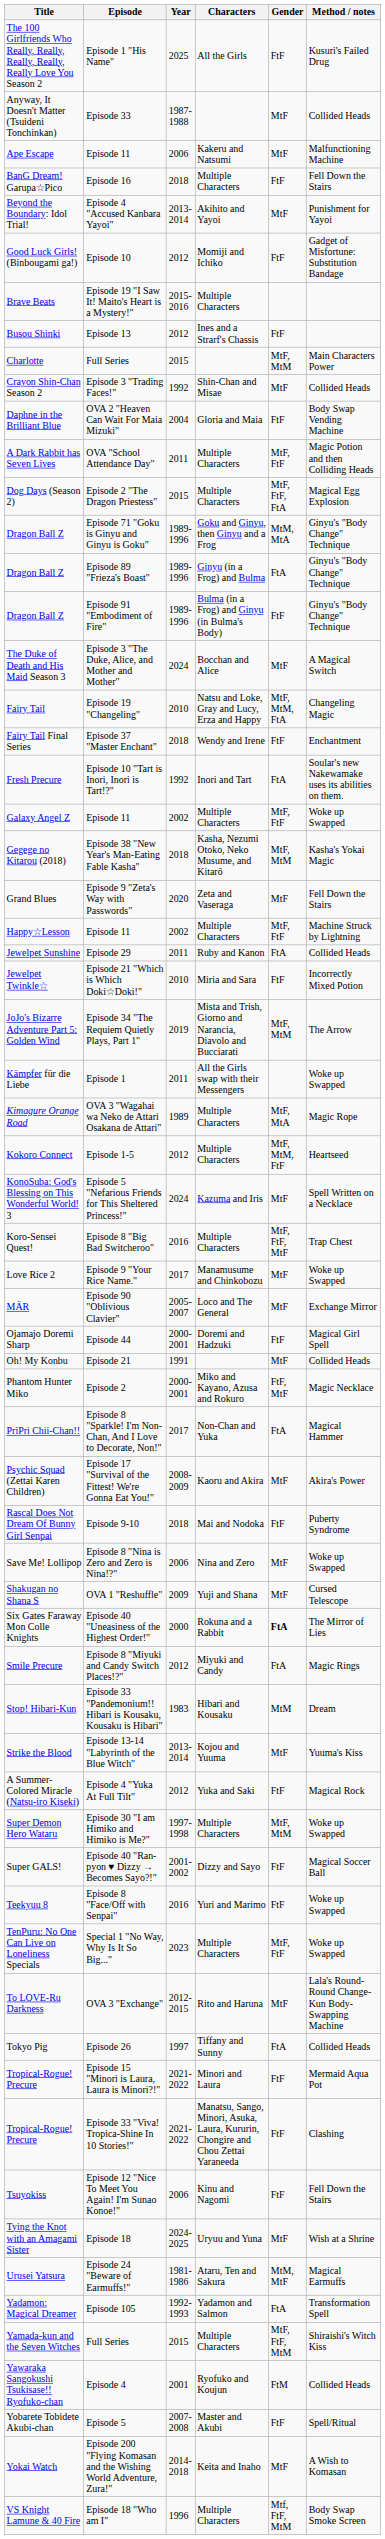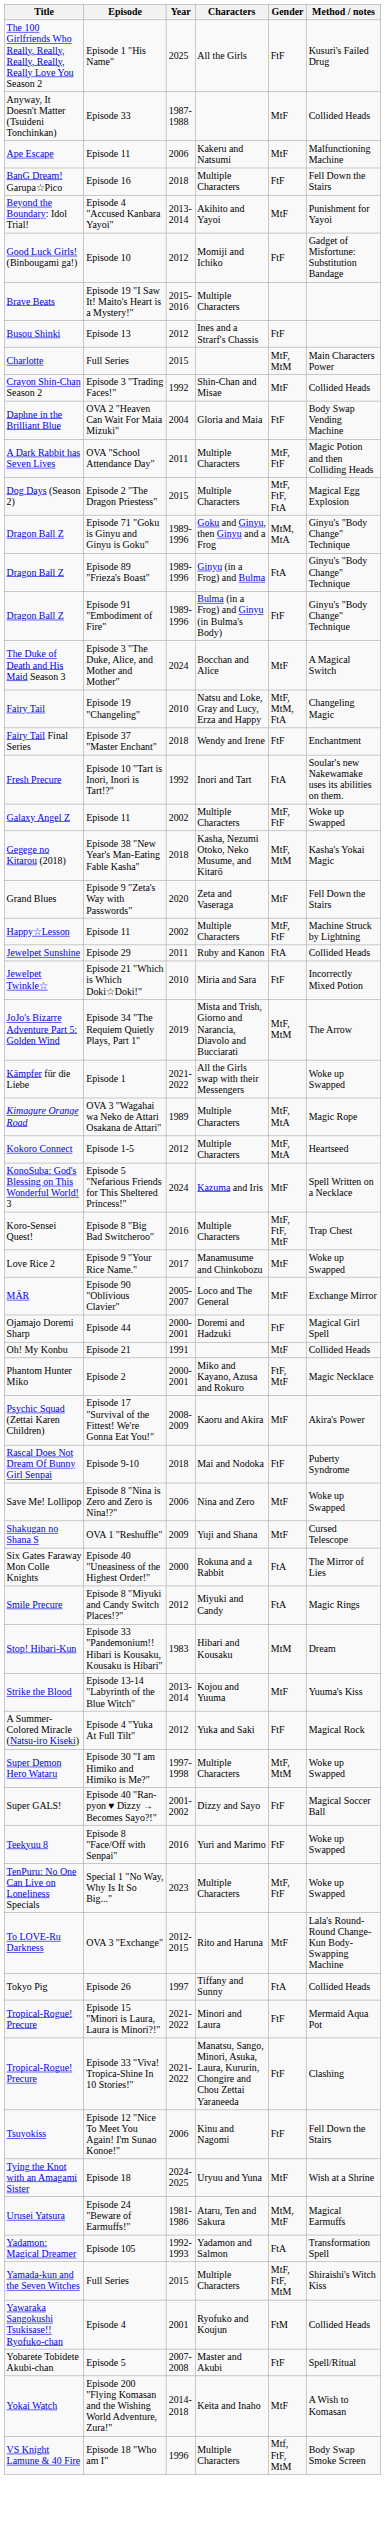(178, 1079) 2011 -> (180, 1079) 2021-2022
(282, 1155) MtF, MtM, FtF -> (280, 1149) MtF, MtA
- row: (43, 1431)
(279, 1627) bold -> (279, 1567) normal
